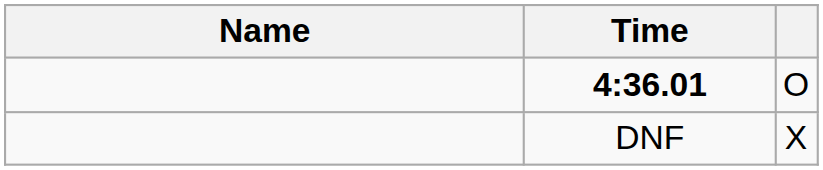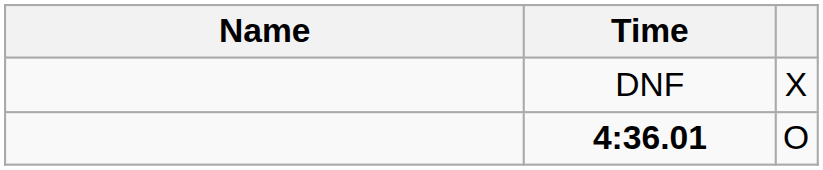rows swapped: (650, 84) <-> (650, 137)
